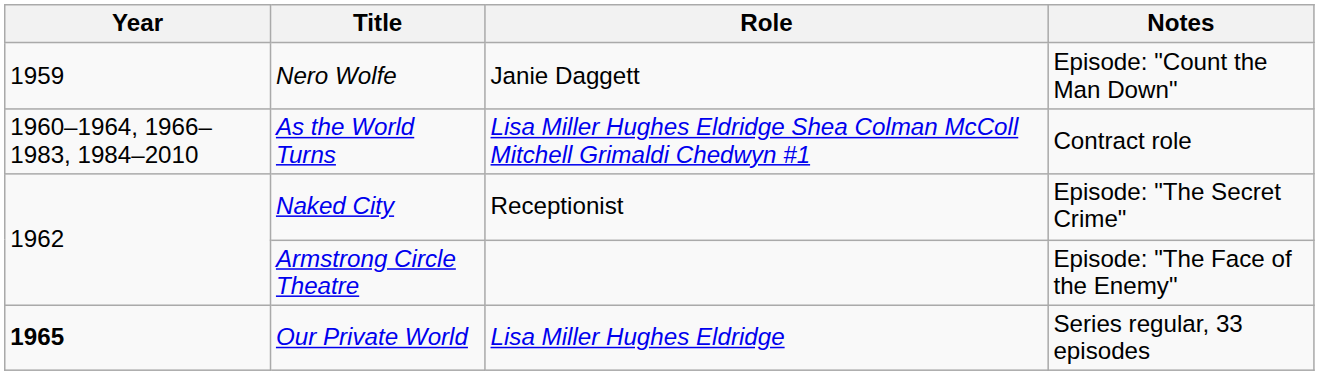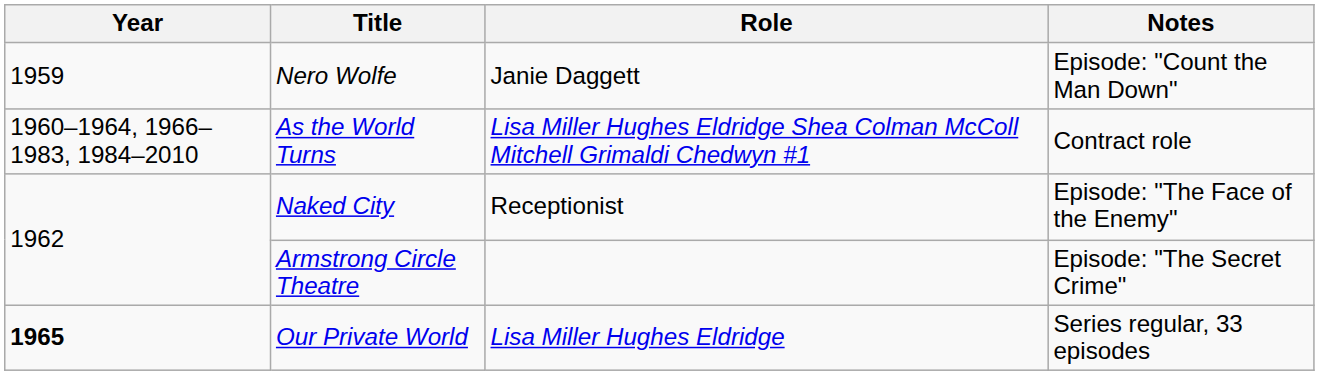(1167, 206) Episode: "The Secret Crime" -> (1173, 206) Episode: "The Face of the Enemy"
(1173, 272) Episode: "The Face of the Enemy" -> (1167, 272) Episode: "The Secret Crime"
